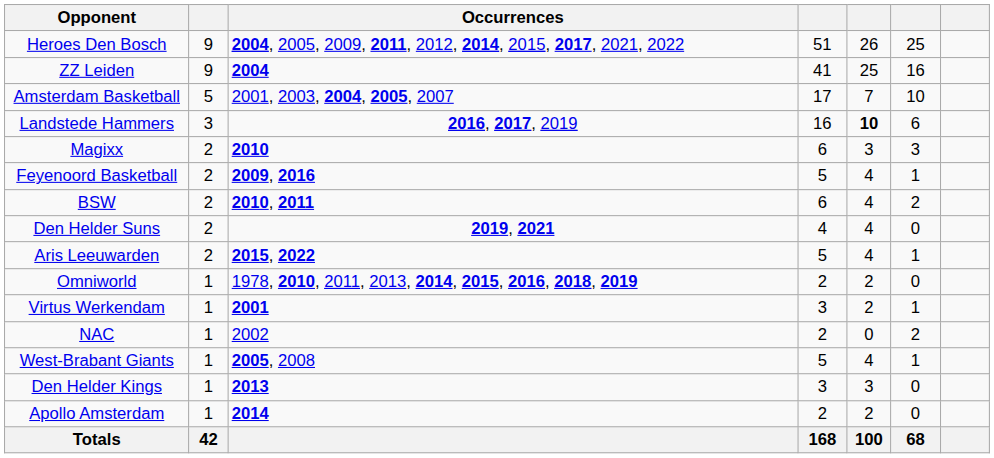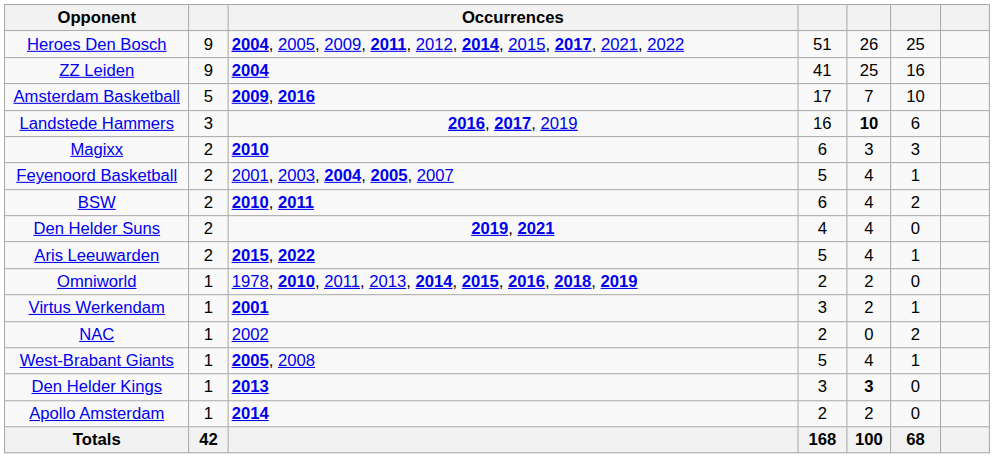(343, 96) 2001, 2003, 2004, 2005, 2007 -> (273, 96) 2009, 2016
(273, 176) 2009, 2016 -> (343, 176) 2001, 2003, 2004, 2005, 2007
(869, 387) normal -> (869, 387) bold
